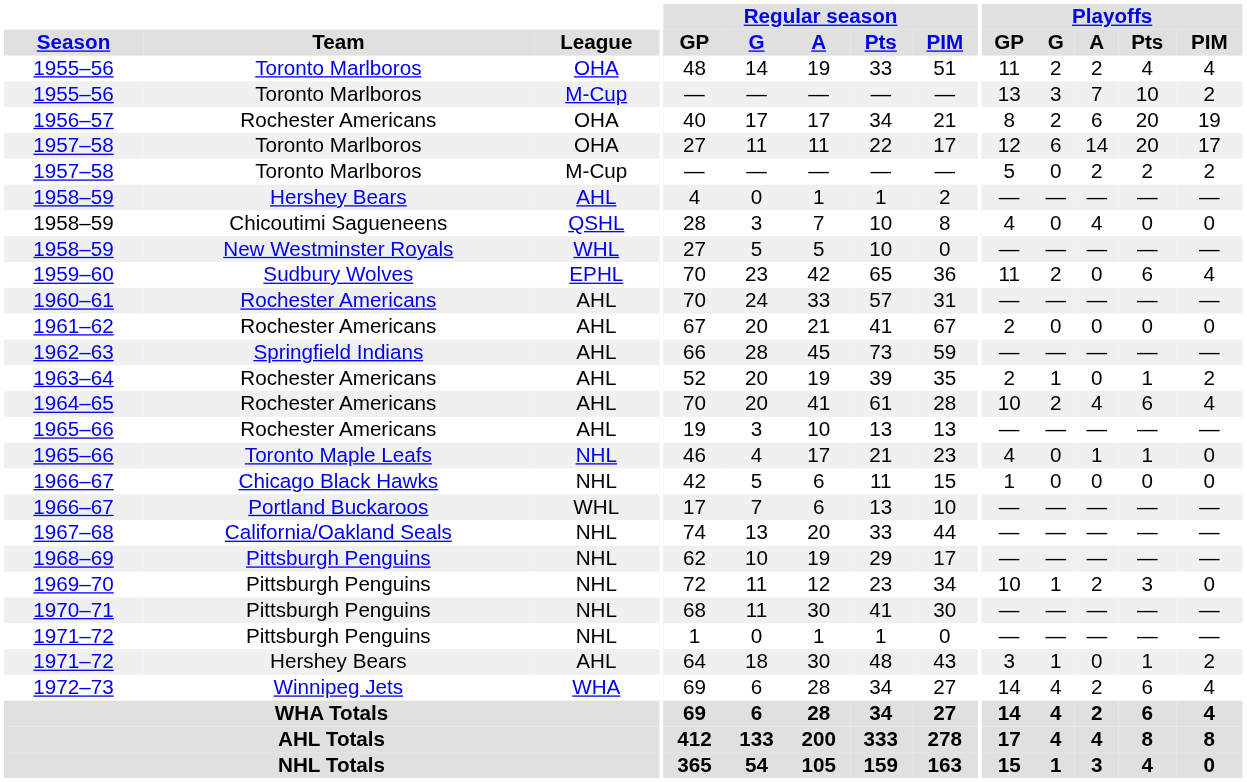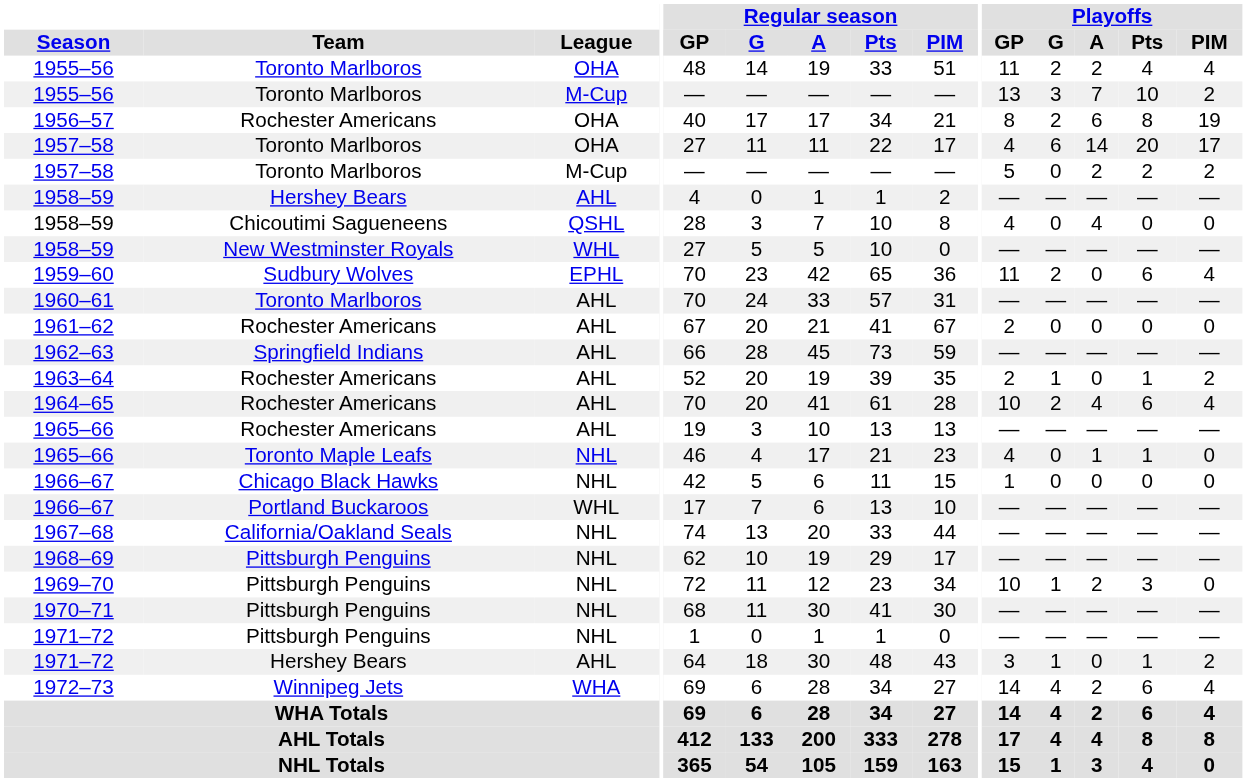(1147, 119) 20 -> (1147, 119) 8
(1009, 145) 12 -> (1009, 145) 4
(338, 300) Rochester Americans -> (338, 300) Toronto Marlboros
